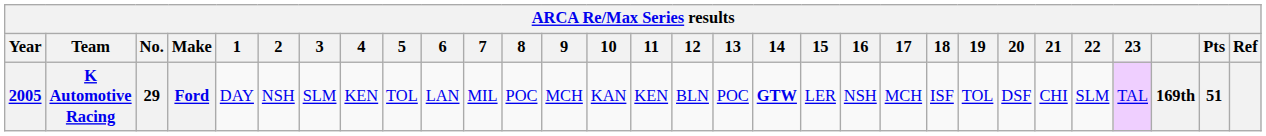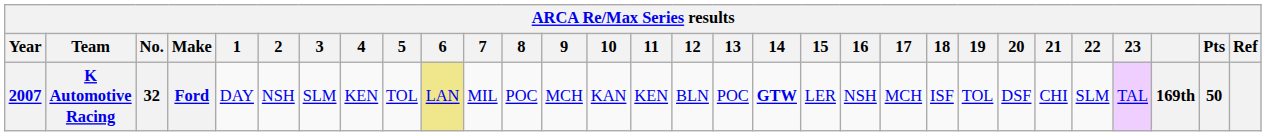(25, 96) 2005 -> (25, 96) 2007
(152, 96) 29 -> (152, 96) 32
(443, 96) no background -> (443, 96) khaki background
(1214, 96) 51 -> (1214, 96) 50
